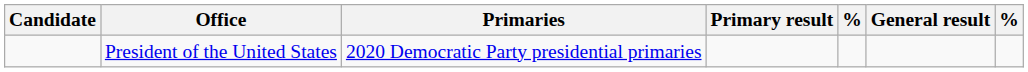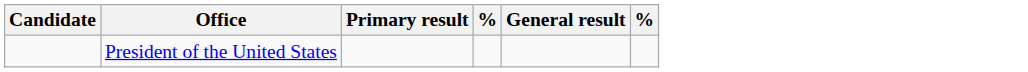- column: (524, 19)
